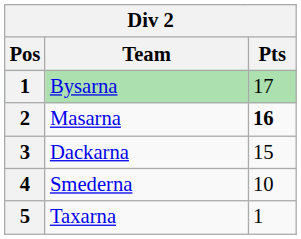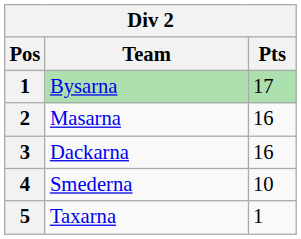(263, 119) bold -> (263, 119) normal
(263, 151) 15 -> (263, 151) 16
